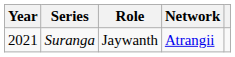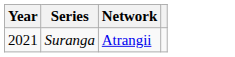- column: (130, 16)
